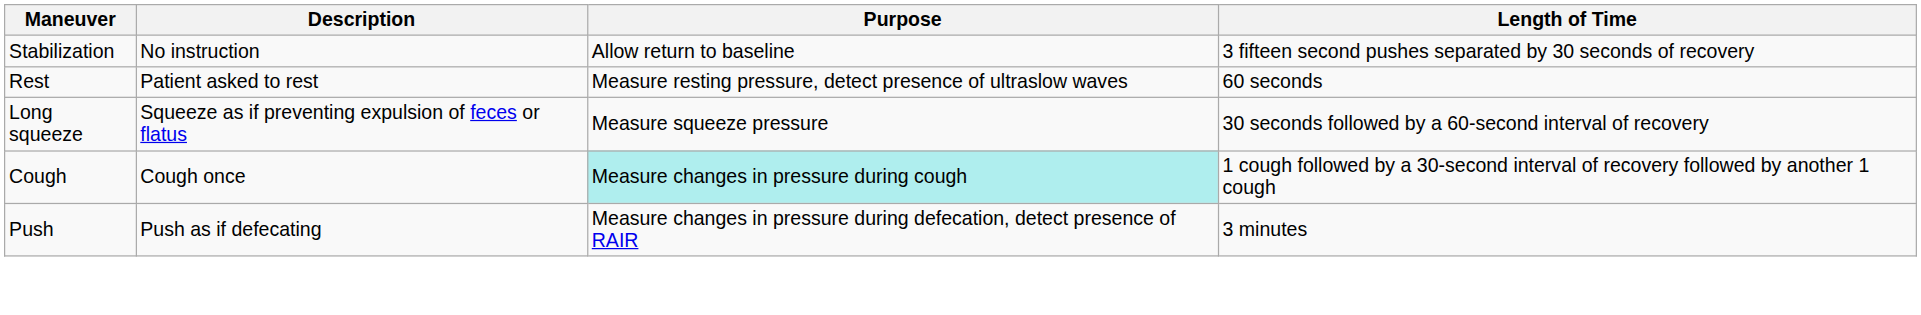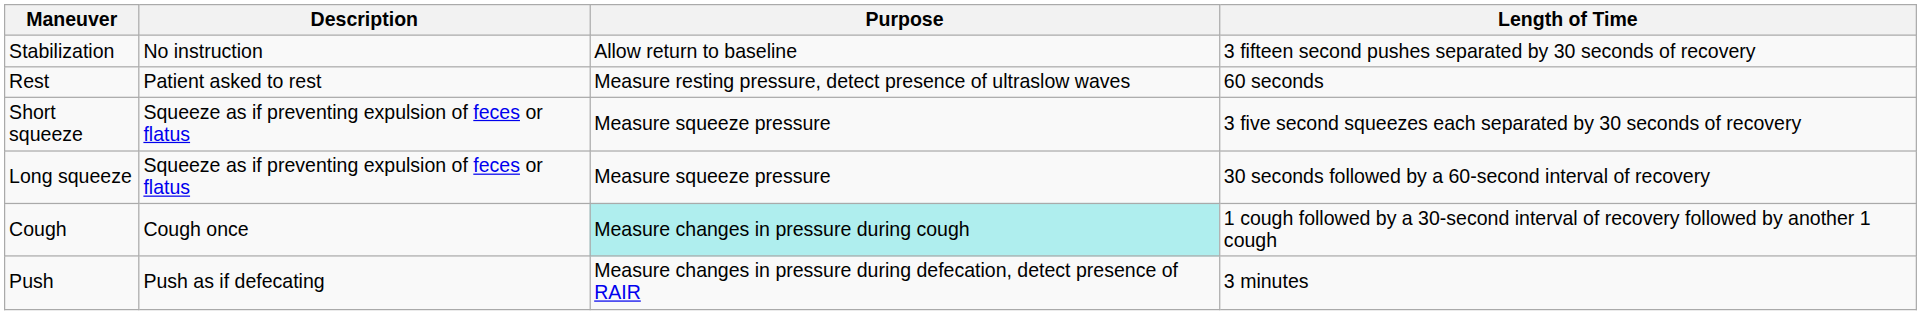+ row: (46, 123)
